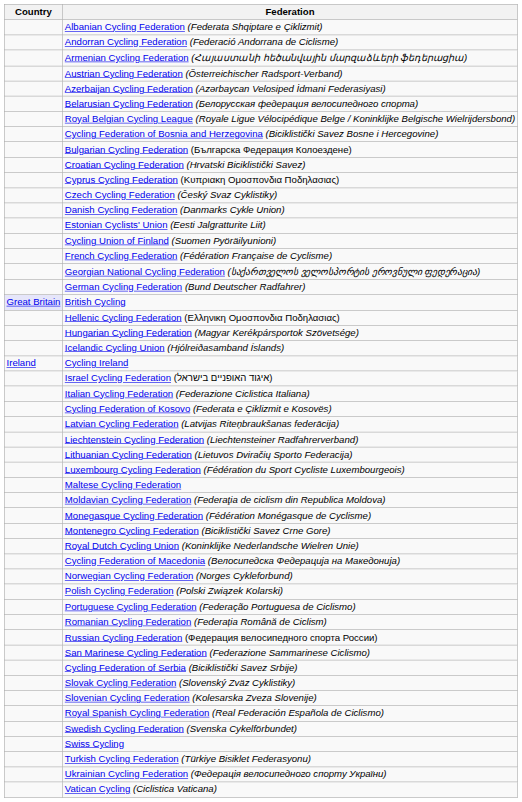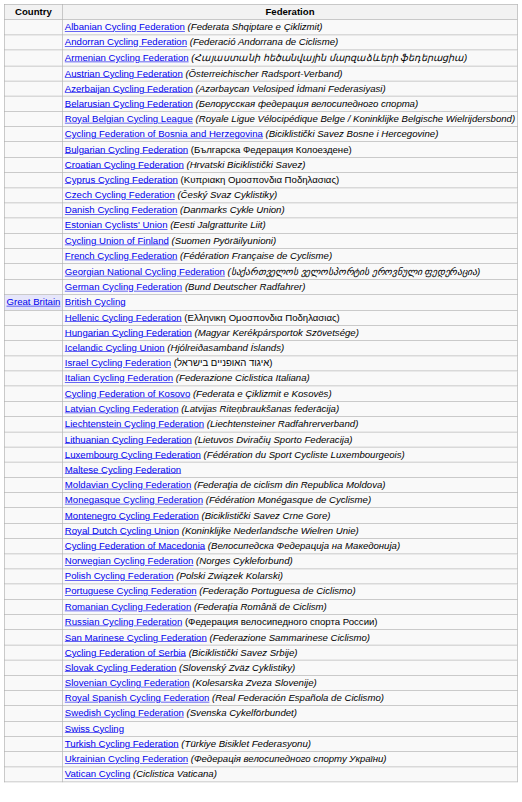- row: (97, 363)
